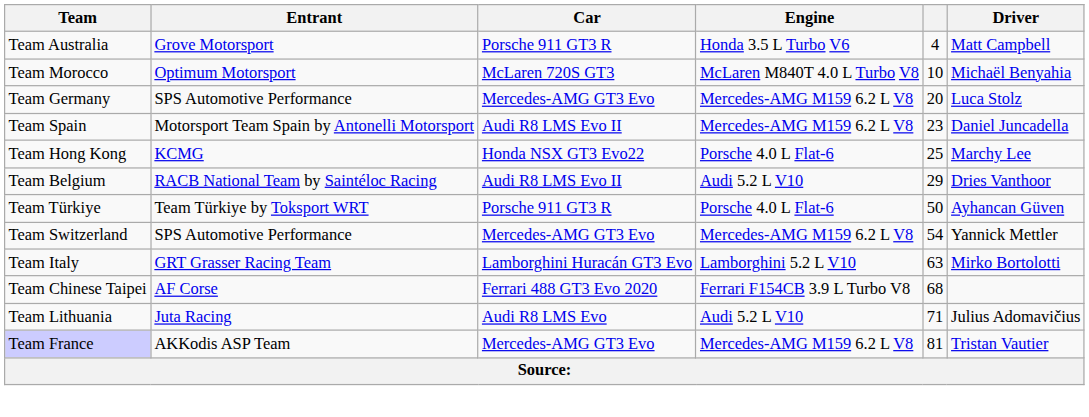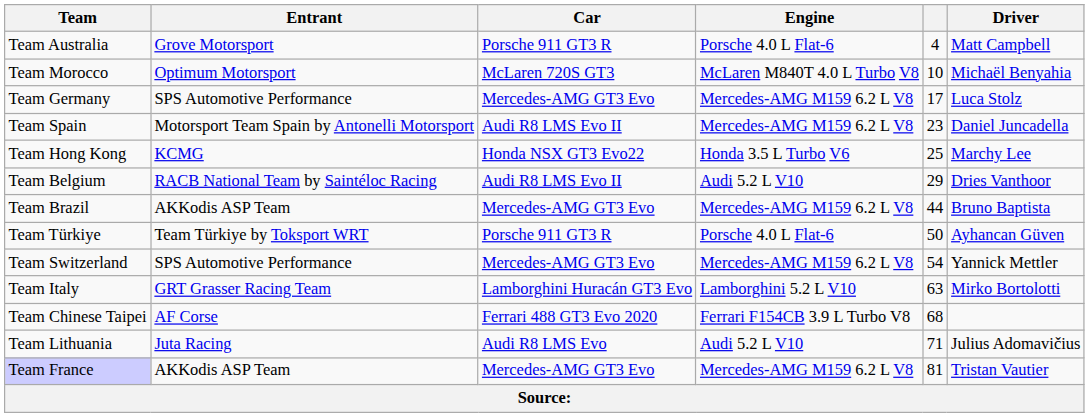(775, 44) Honda 3.5 L Turbo V6 -> (767, 44) Porsche 4.0 L Flat-6
(935, 99) 20 -> (935, 99) 17
(767, 153) Porsche 4.0 L Flat-6 -> (775, 153) Honda 3.5 L Turbo V6
+ row: (49, 207)
